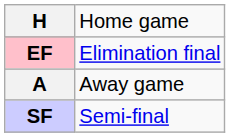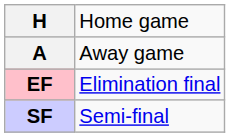rows swapped: (40, 85) <-> (40, 53)
